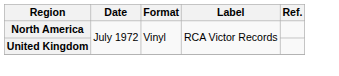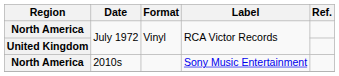+ row: (48, 63)
